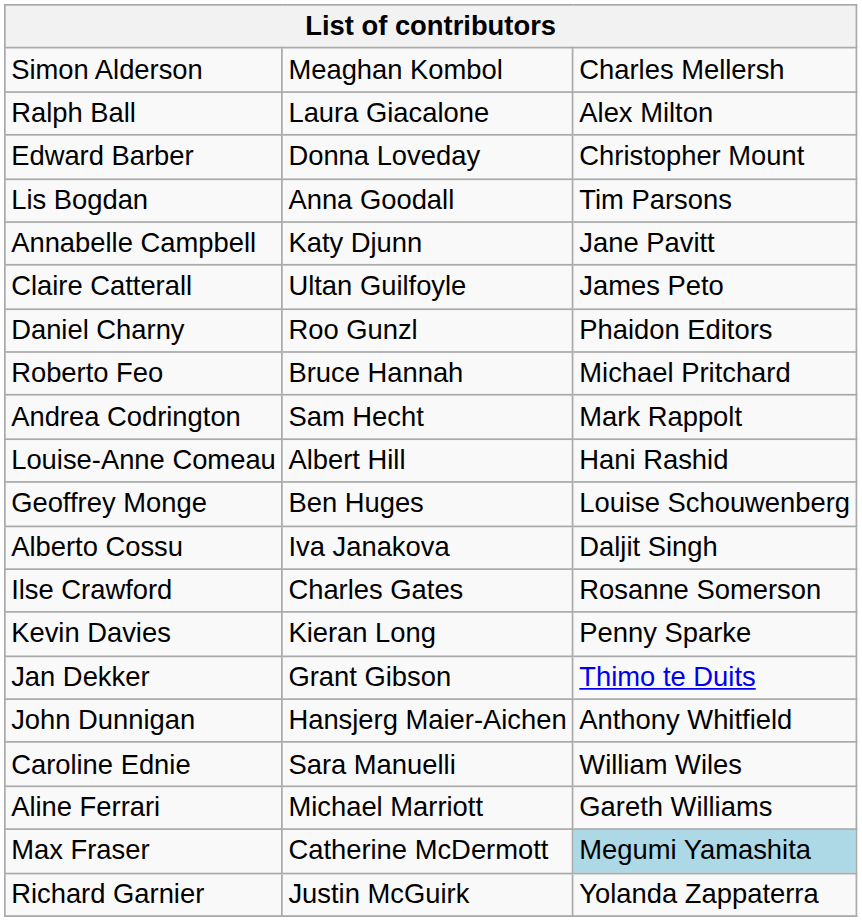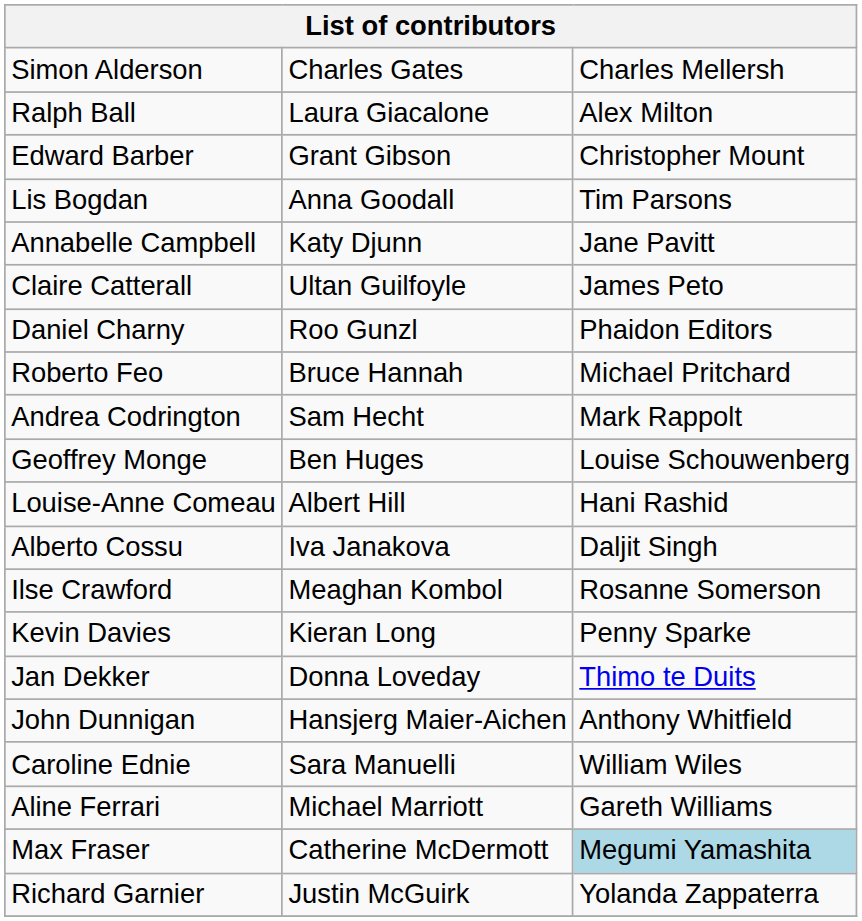(396, 69) Meaghan Kombol -> (376, 69) Charles Gates
(384, 156) Donna Loveday -> (370, 156) Grant Gibson
rows swapped: (143, 460) <-> (109, 503)
(376, 590) Charles Gates -> (396, 590) Meaghan Kombol
(370, 677) Grant Gibson -> (384, 677) Donna Loveday
